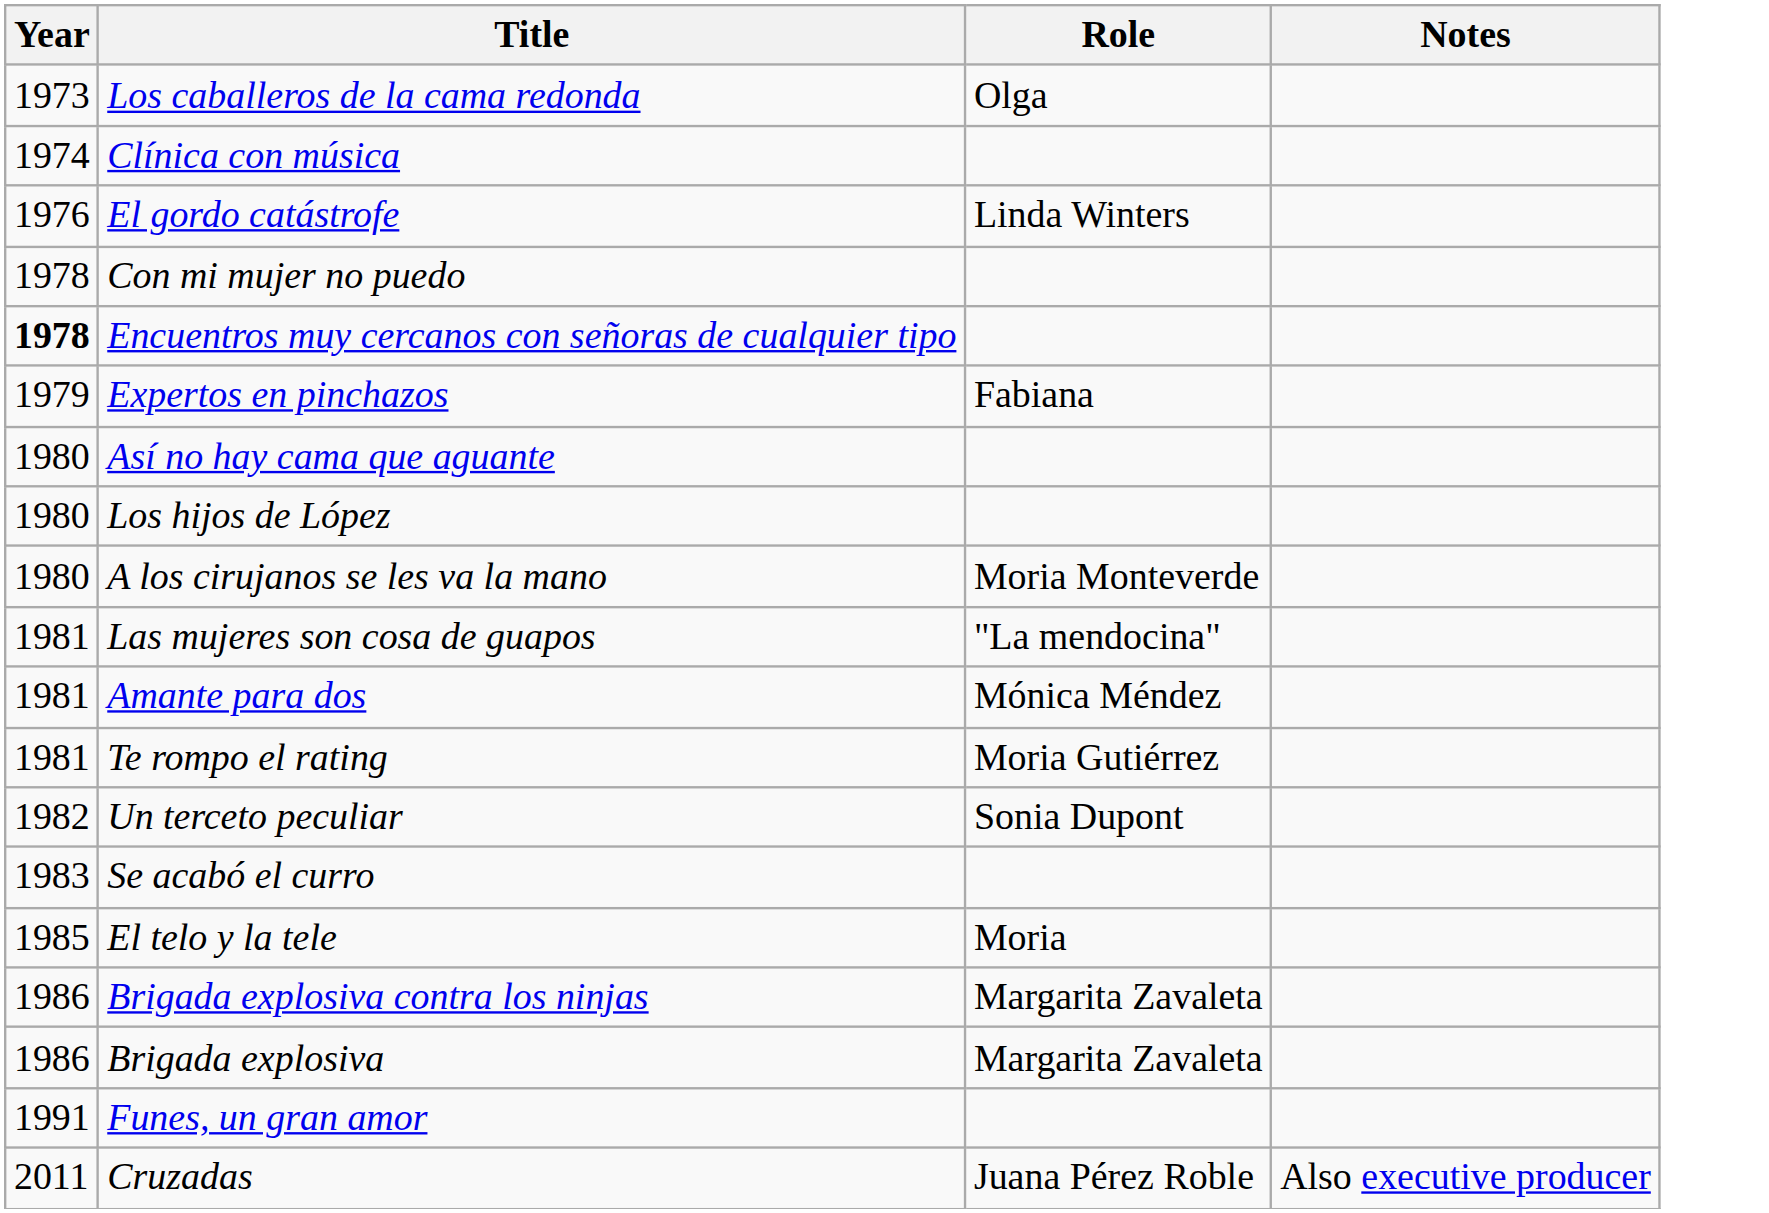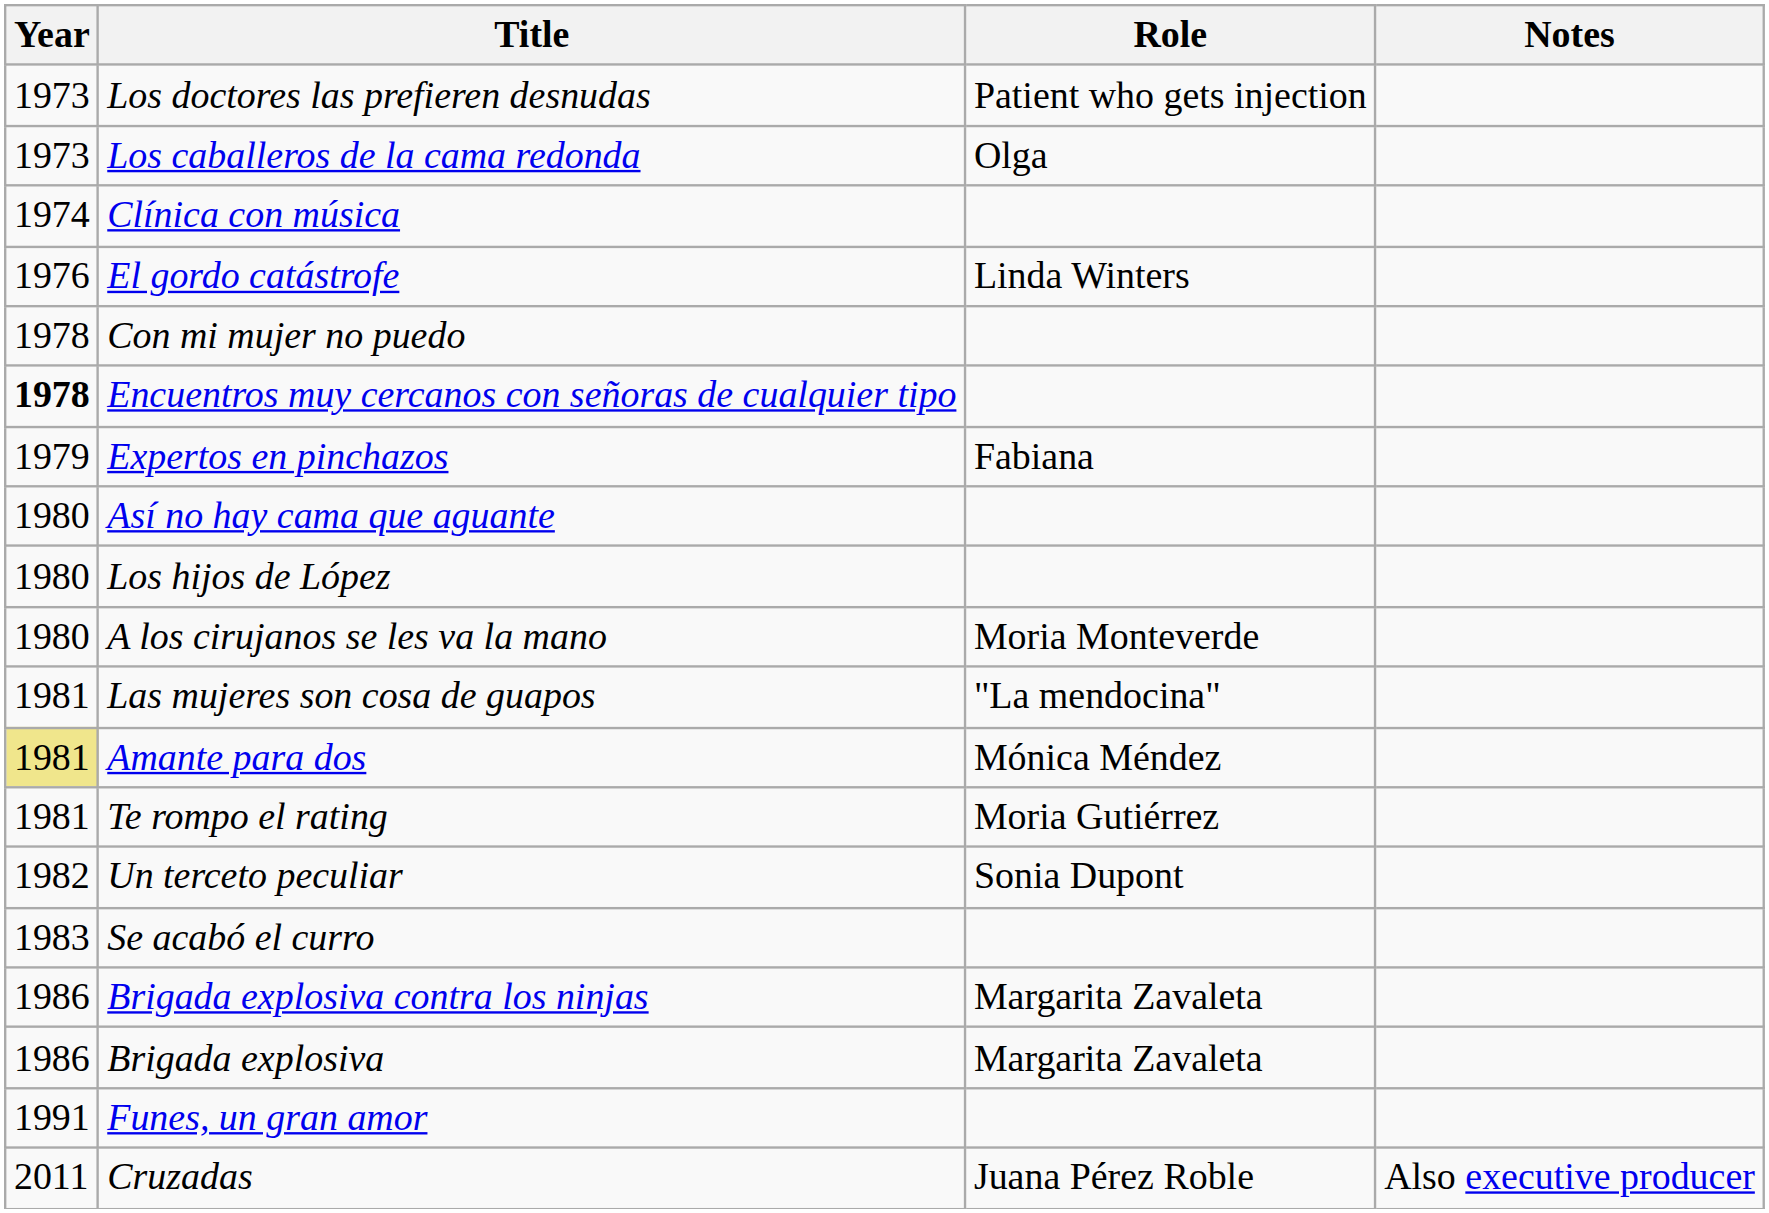+ row: (379, 94)
(52, 696) no background -> (52, 756) khaki background
- row: (222, 936)
